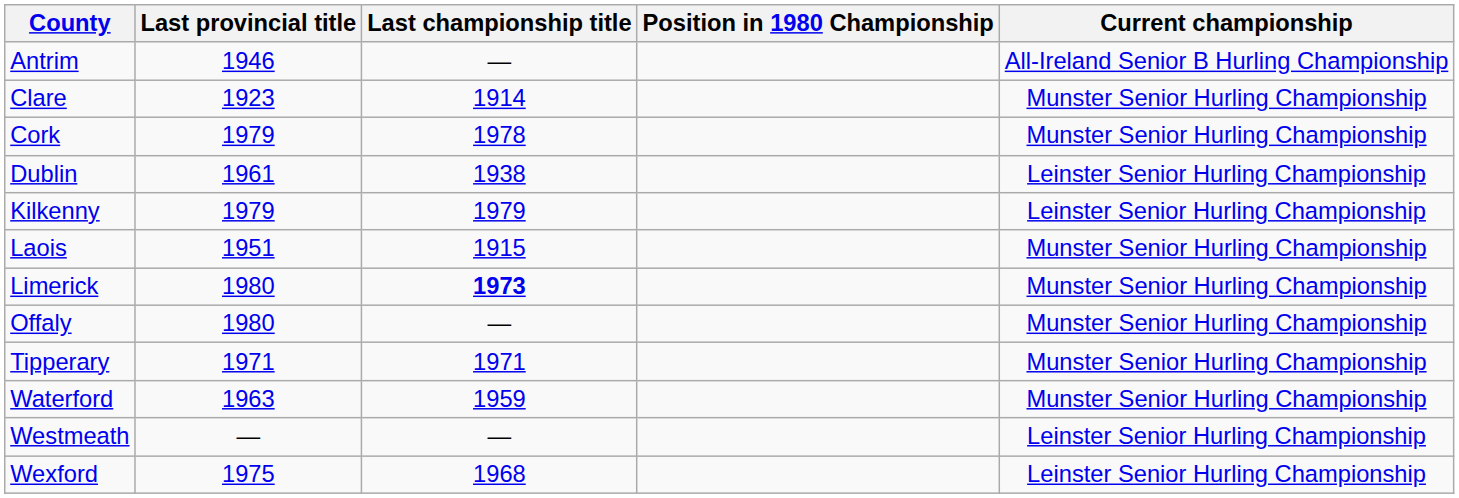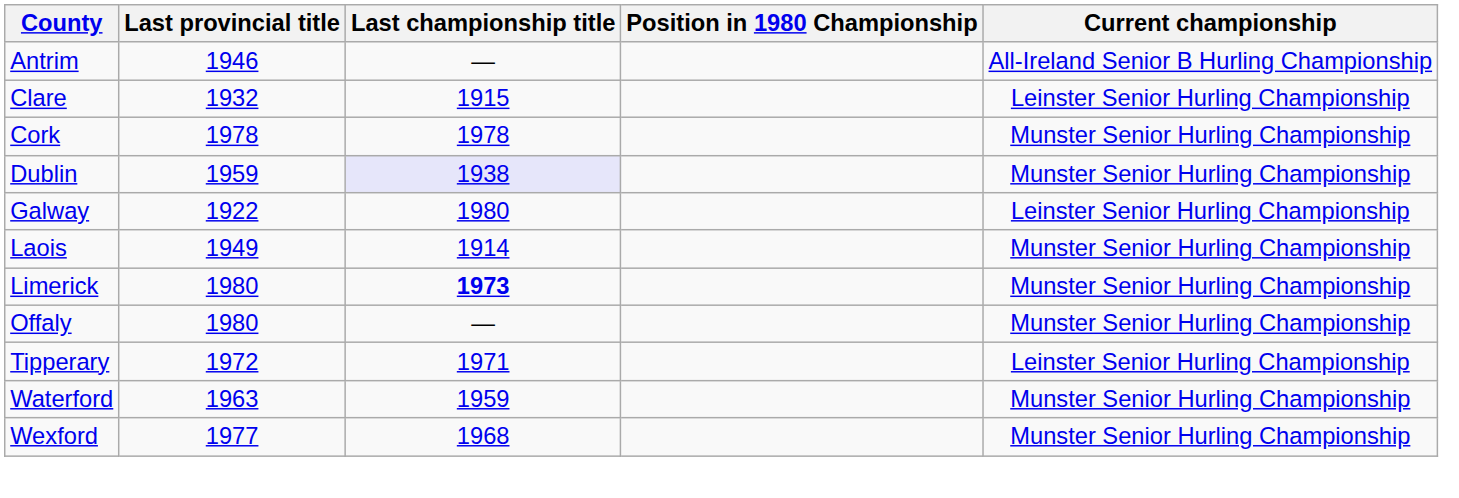(248, 98) 1923 -> (232, 98) 1932
(499, 98) 1914 -> (483, 98) 1915
(1227, 98) Munster Senior Hurling Championship -> (1210, 98) Leinster Senior Hurling Championship
(248, 135) 1979 -> (232, 135) 1978
(248, 173) 1961 -> (232, 173) 1959
(499, 173) no background -> (483, 173) lavender background
(1227, 173) Leinster Senior Hurling Championship -> (1210, 173) Munster Senior Hurling Championship
+ row: (50, 211)
- row: (55, 211)
(248, 248) 1951 -> (232, 248) 1949
(499, 248) 1915 -> (483, 248) 1914
(248, 361) 1971 -> (232, 361) 1972
(1227, 361) Munster Senior Hurling Championship -> (1210, 361) Leinster Senior Hurling Championship
- row: (70, 436)
(248, 473) 1975 -> (232, 436) 1977
(1227, 473) Leinster Senior Hurling Championship -> (1210, 436) Munster Senior Hurling Championship
